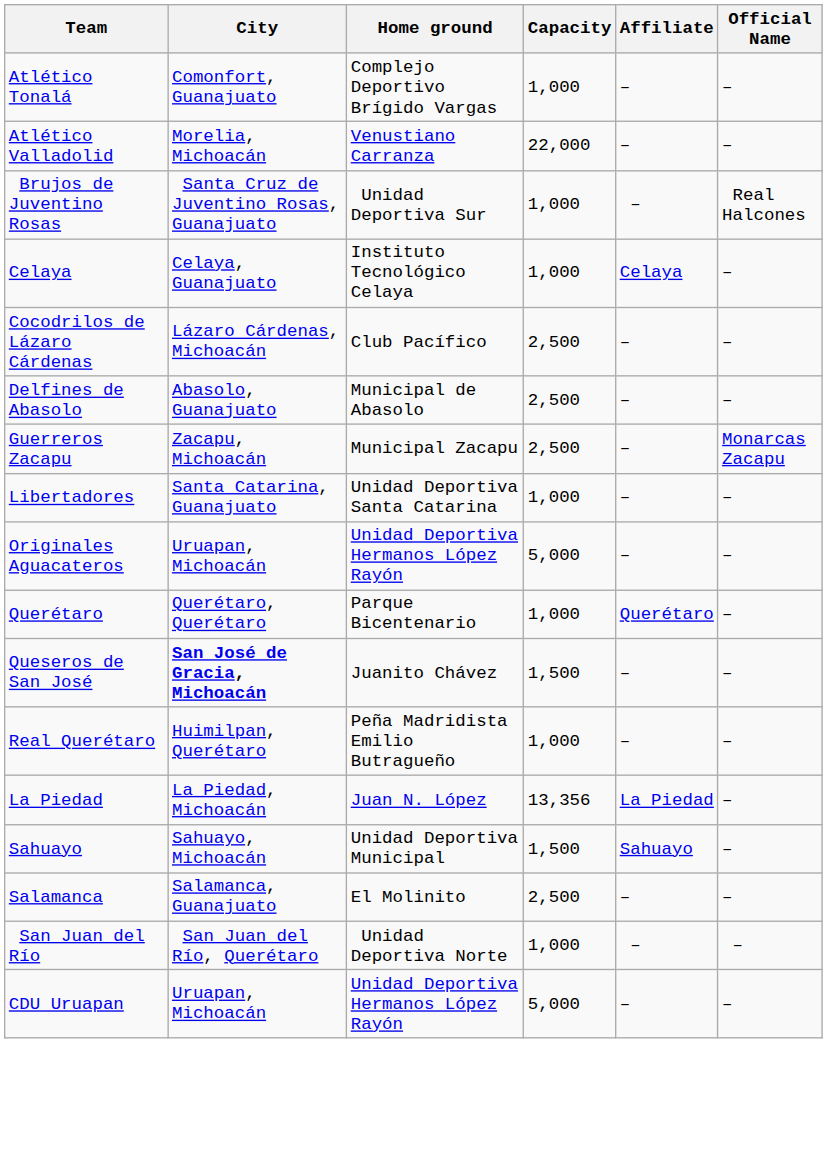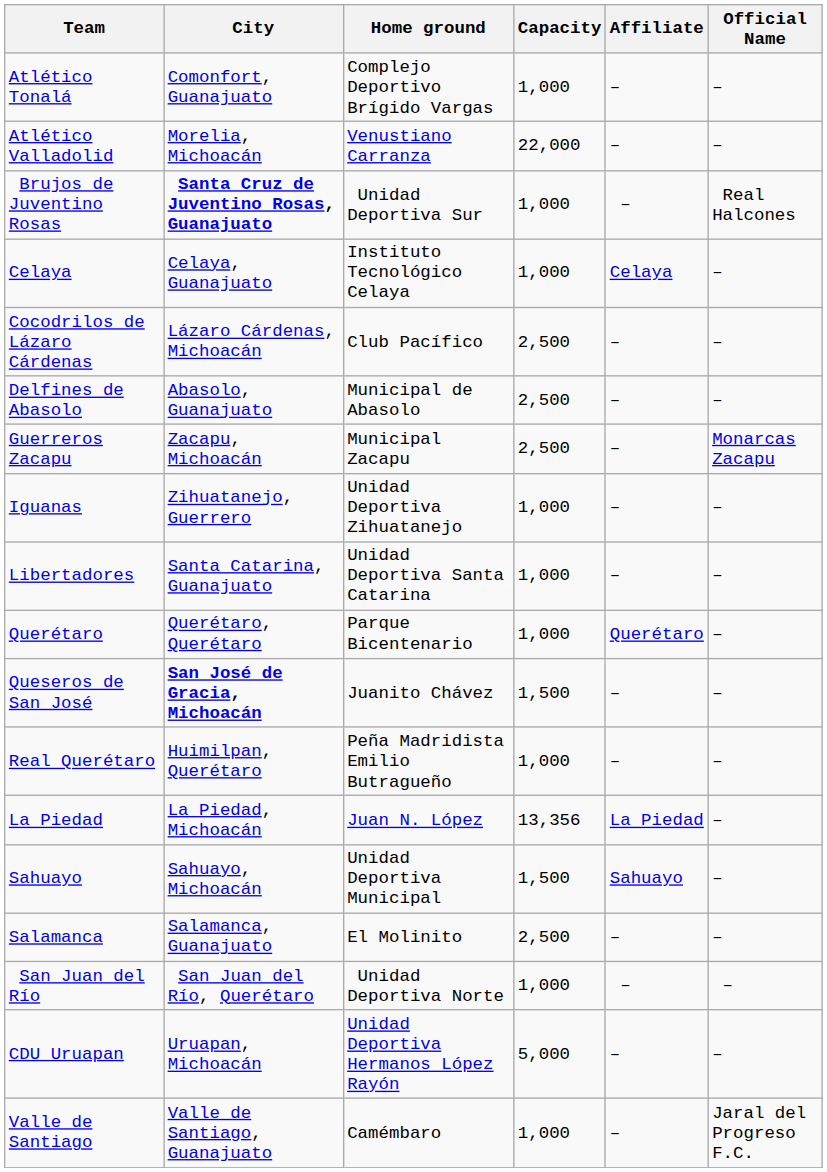(256, 205) normal -> (251, 205) bold
+ row: (45, 507)
- row: (66, 556)
+ row: (51, 1133)
